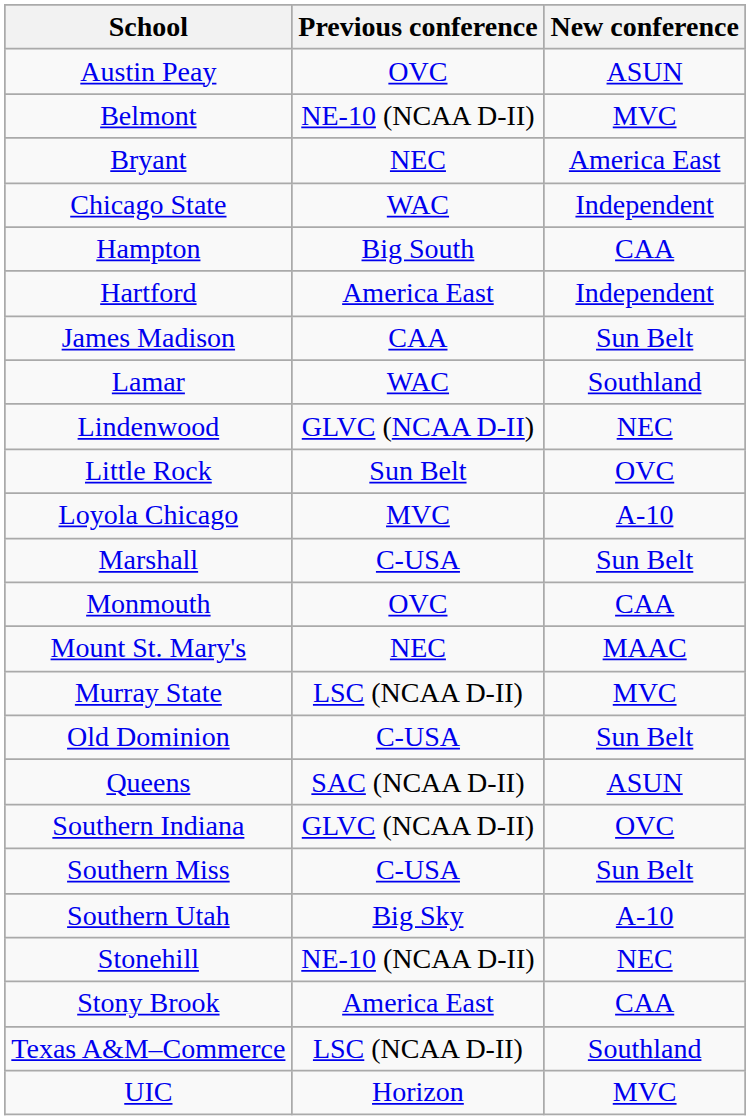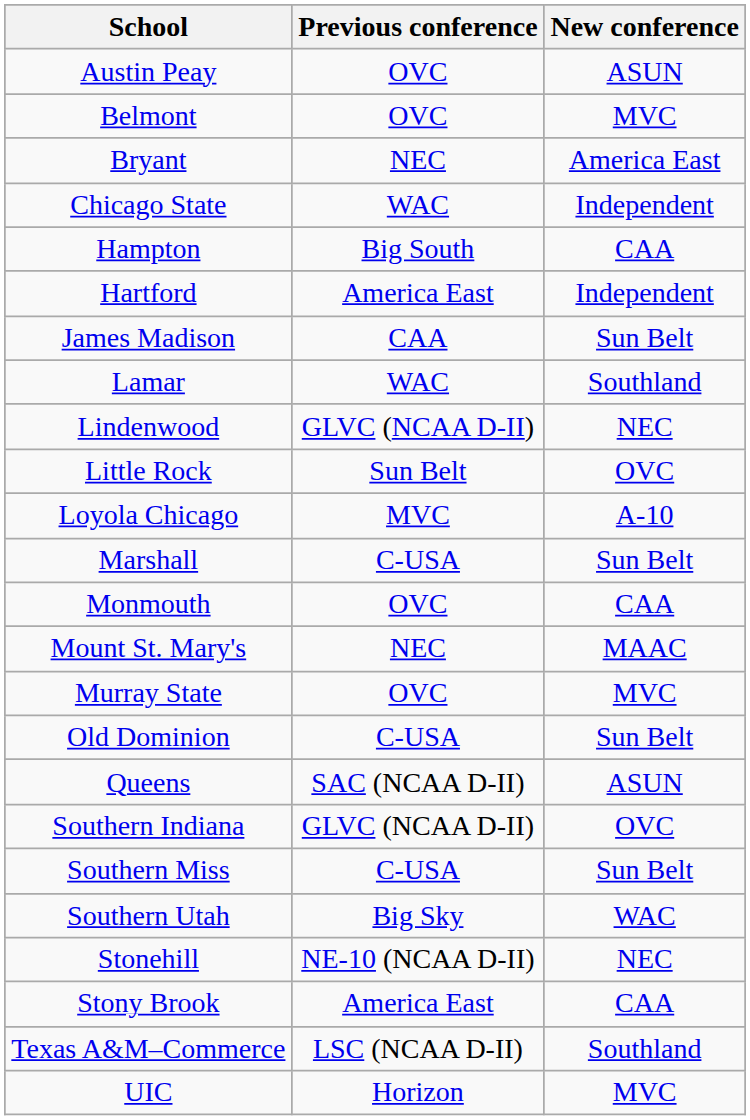(418, 115) NE-10 (NCAA D-II) -> (418, 115) OVC
(418, 692) LSC (NCAA D-II) -> (418, 692) OVC
(645, 914) A-10 -> (645, 914) WAC
